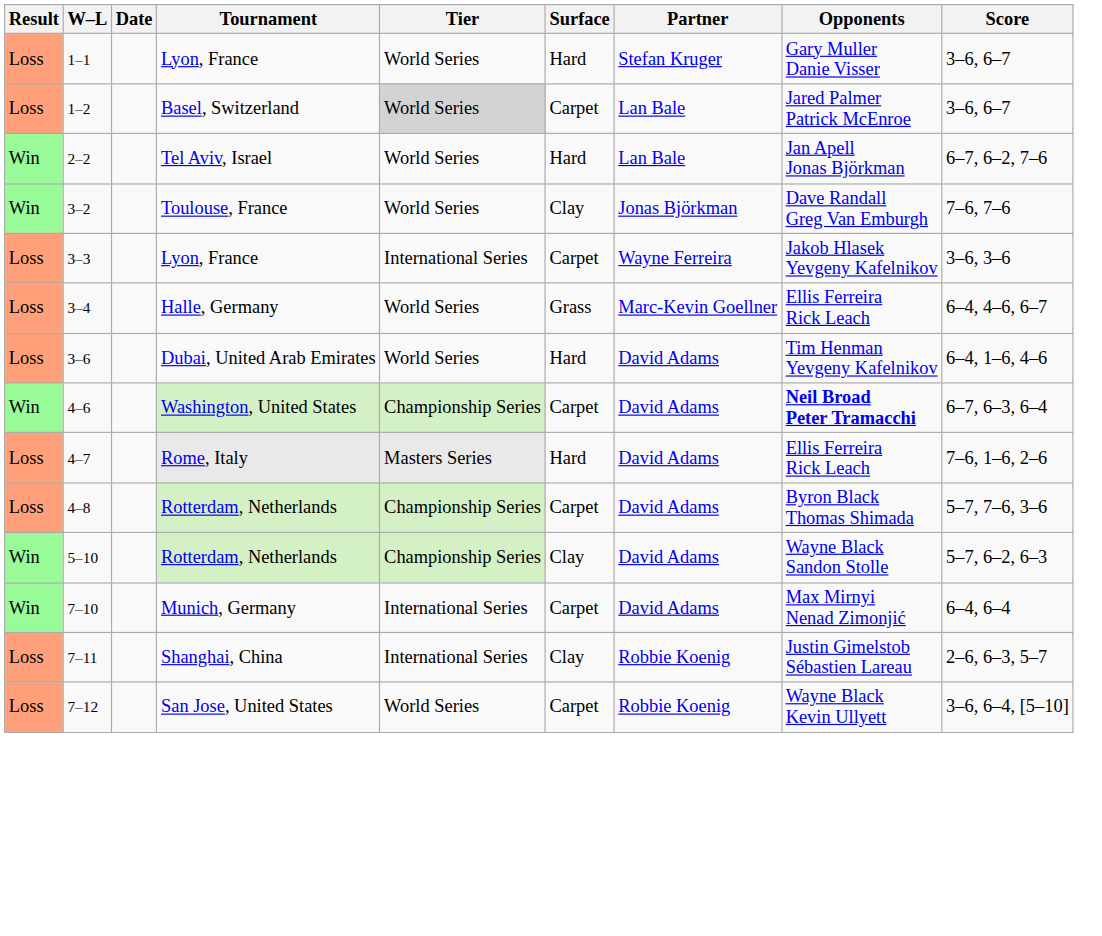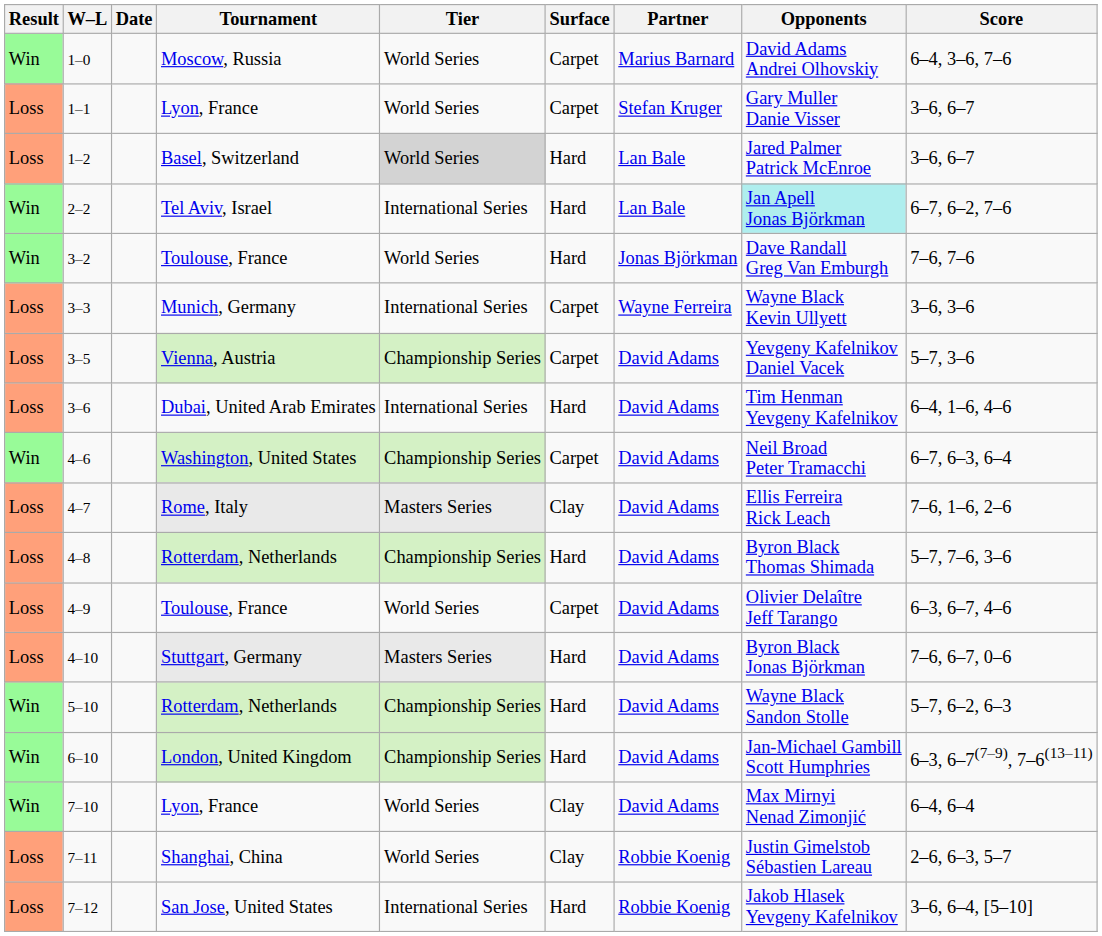+ row: (79, 59)
(568, 58) Hard -> (574, 108) Carpet
(574, 108) Carpet -> (568, 158) Hard
(432, 158) World Series -> (456, 208) International Series
(845, 158) no background -> (805, 208) paleturquoise background
(567, 208) Clay -> (568, 258) Hard
(210, 258) Lyon, France -> (228, 308) Munich, Germany
(862, 258) Jakob Hlasek Yevgeny Kafelnikov -> (796, 308) Wayne Black Kevin Ullyett
- row: (79, 309)
+ row: (79, 359)
(432, 357) World Series -> (456, 407) International Series
(851, 407) bold -> (806, 457) normal
(568, 457) Hard -> (567, 507) Clay
(574, 507) Carpet -> (568, 557) Hard
+ row: (79, 608)
+ row: (83, 658)
(567, 557) Clay -> (568, 707) Hard
+ row: (83, 758)
(228, 607) Munich, Germany -> (210, 806) Lyon, France
(456, 607) International Series -> (432, 806) World Series
(574, 607) Carpet -> (567, 806) Clay
(456, 657) International Series -> (432, 856) World Series
(432, 707) World Series -> (456, 906) International Series
(574, 707) Carpet -> (568, 906) Hard
(836, 707) Wayne Black Kevin Ullyett -> (822, 906) Jakob Hlasek Yevgeny Kafelnikov
